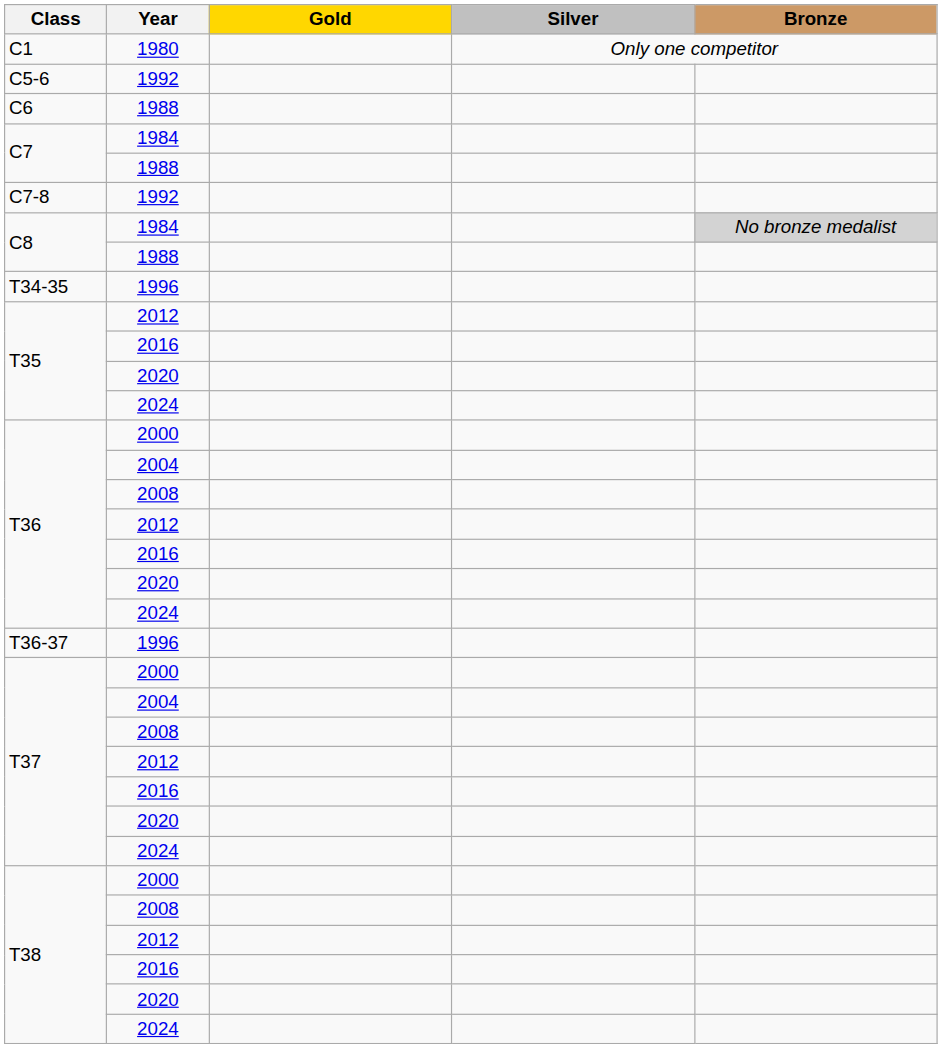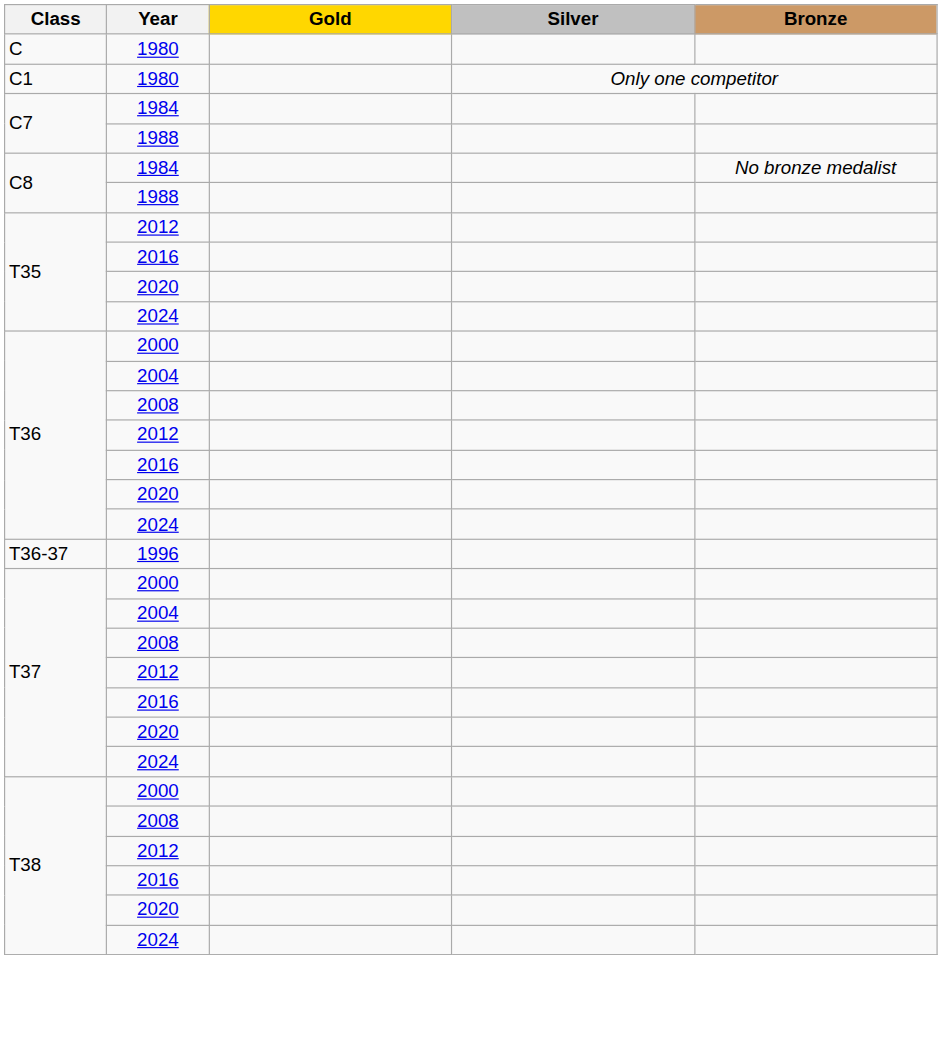+ row: (16, 49)
- row: (29, 78)
- row: (21, 108)
- row: (29, 197)
(816, 227) lightgrey background -> (816, 167) no background
- row: (39, 286)
